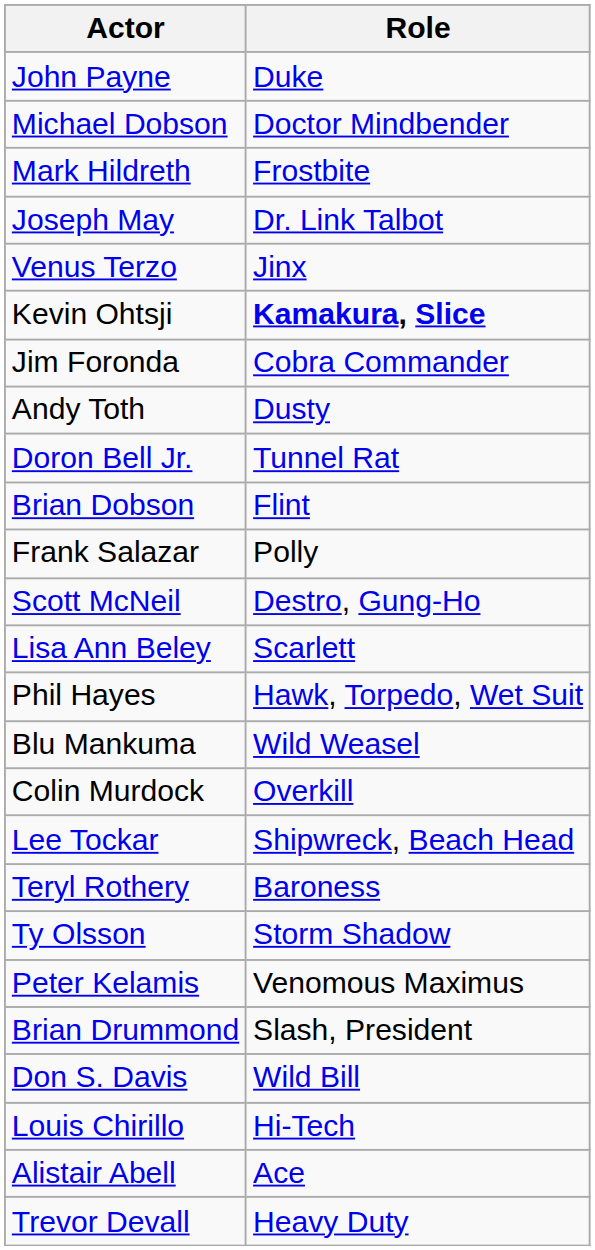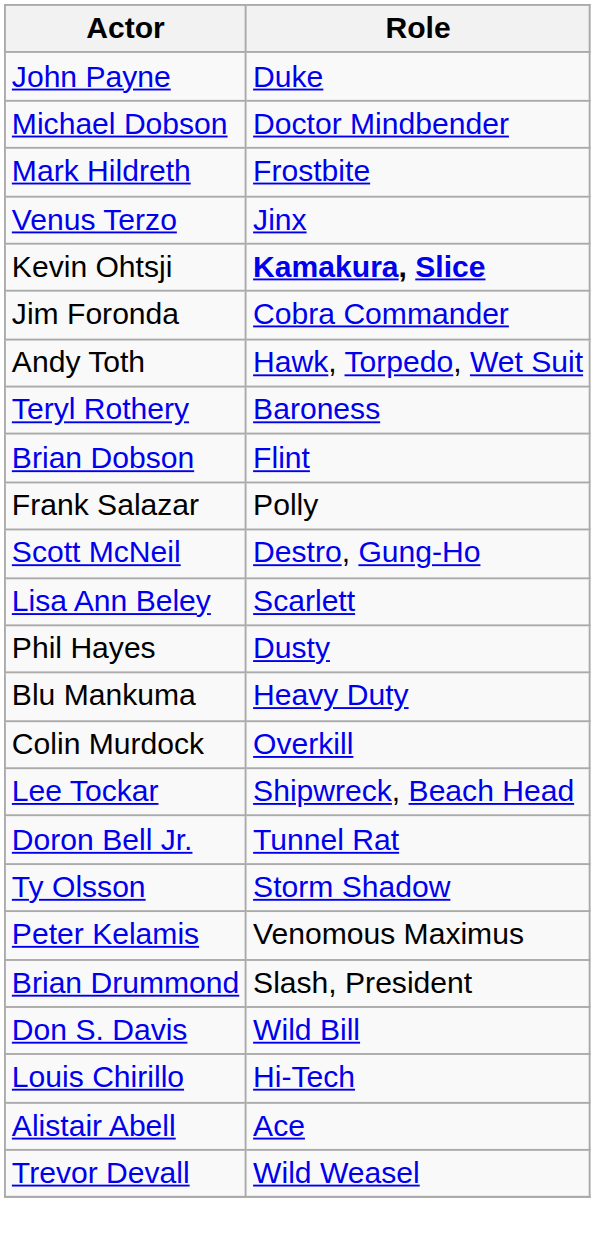- row: (93, 219)
(292, 409) Dusty -> (418, 362) Hawk, Torpedo, Wet Suit
rows swapped: (102, 457) <-> (100, 887)
(418, 696) Hawk, Torpedo, Wet Suit -> (292, 648) Dusty
(336, 743) Wild Weasel -> (331, 696) Heavy Duty
(331, 1220) Heavy Duty -> (336, 1173) Wild Weasel
